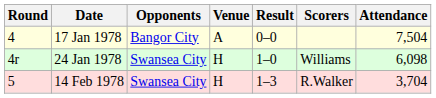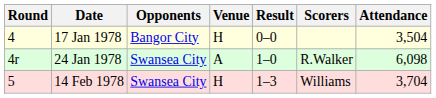(218, 37) A -> (218, 37) H
(412, 37) 7,504 -> (412, 37) 3,504
(218, 59) H -> (218, 59) A
(325, 59) Williams -> (327, 59) R.Walker
(327, 81) R.Walker -> (325, 81) Williams
